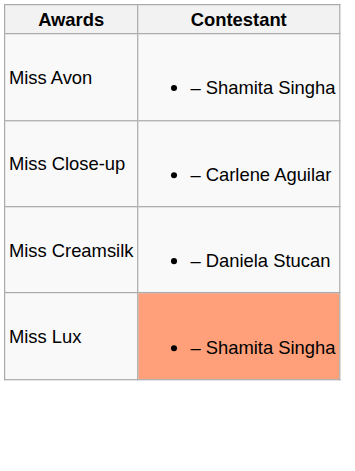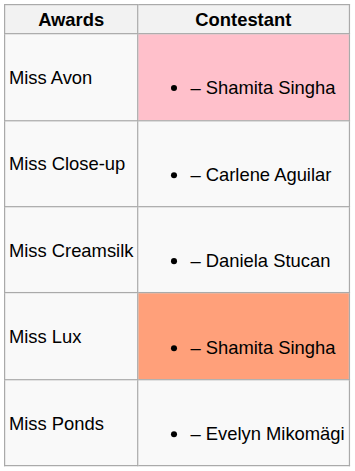(239, 87) no background -> (243, 87) pink background
+ row: (56, 423)
